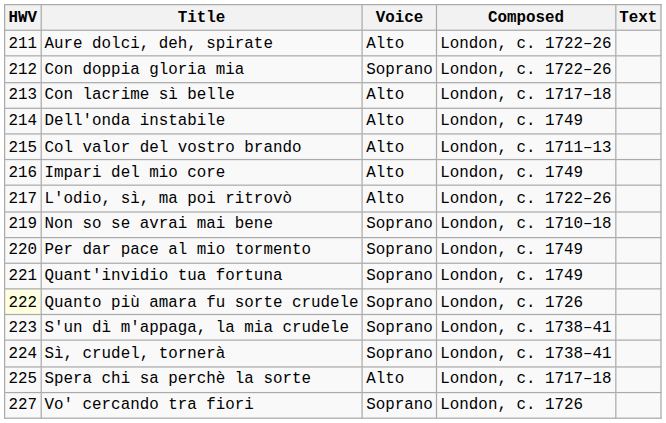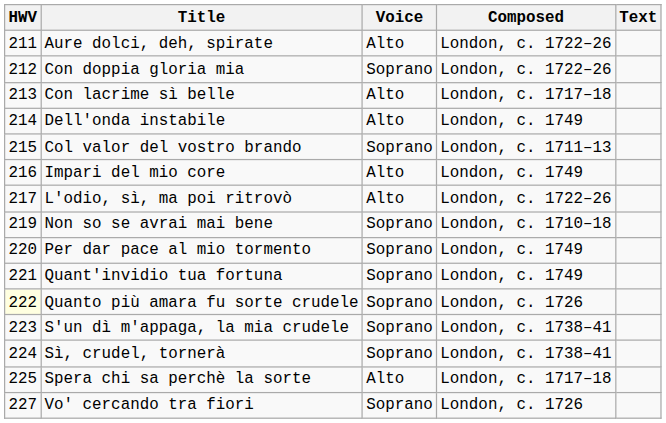(385, 147) Alto -> (399, 147) Soprano
